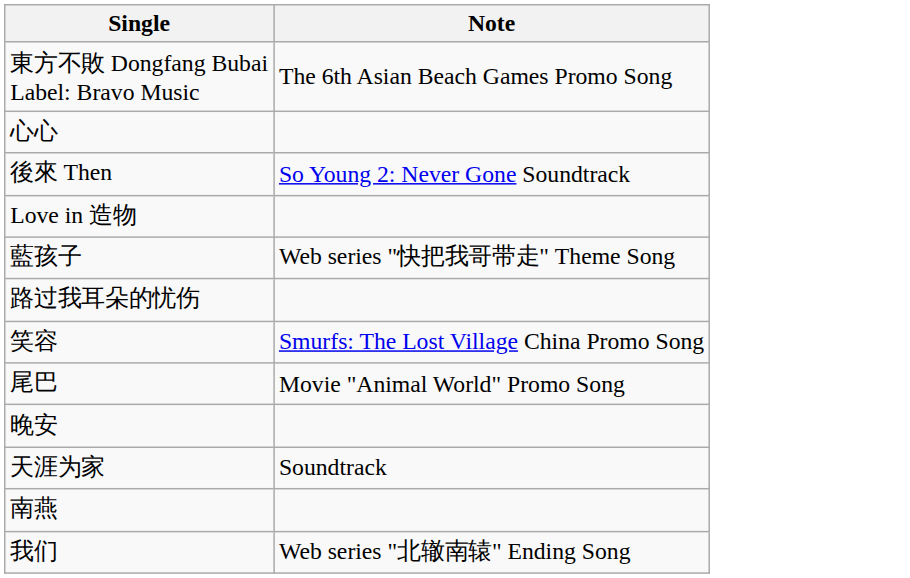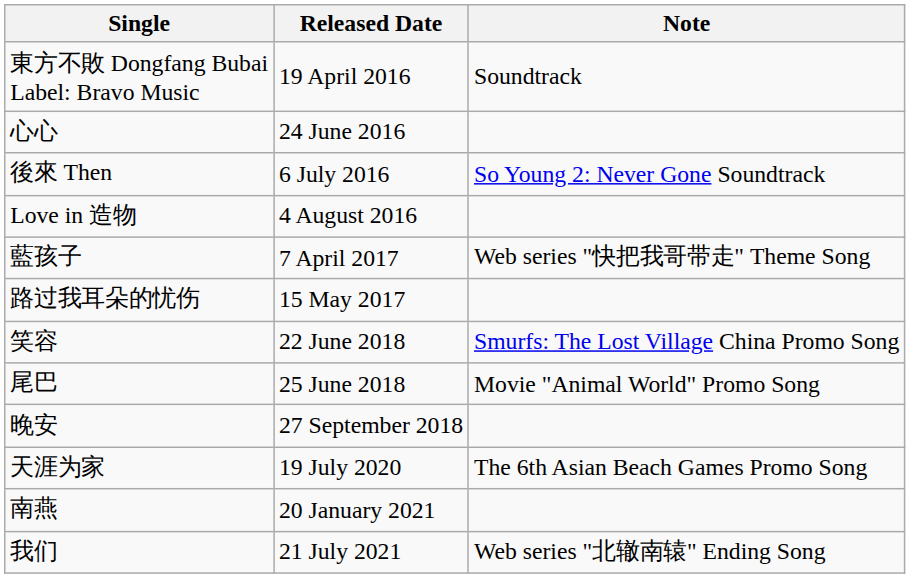+ column: (371, 23)
(476, 76) The 6th Asian Beach Games Promo Song -> (528, 76) Soundtrack
(333, 467) Soundtrack -> (671, 467) The 6th Asian Beach Games Promo Song
